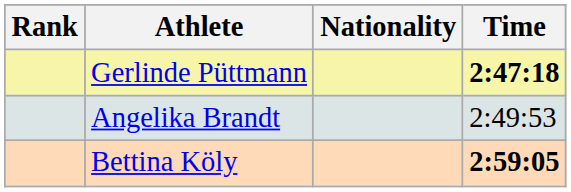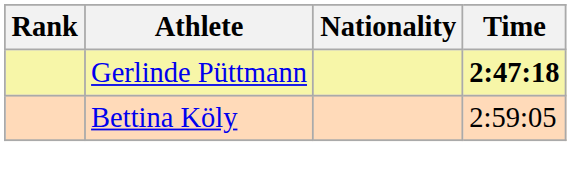- row: (186, 117)
(514, 162) bold -> (513, 117) normal
